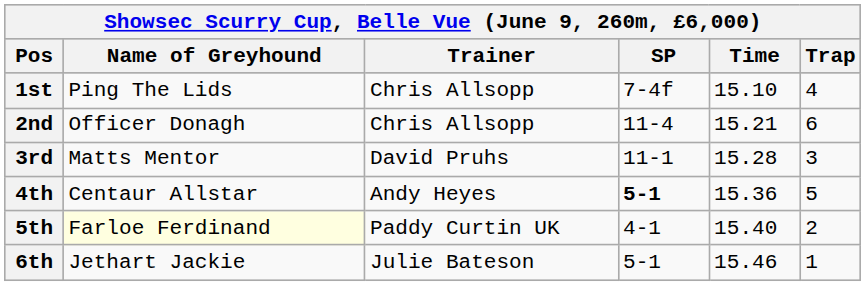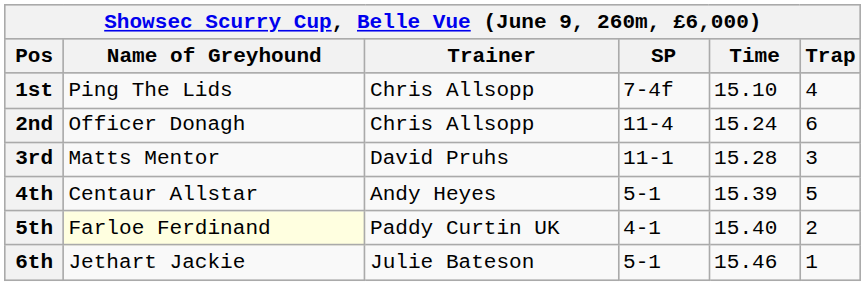(746, 125) 15.21 -> (746, 125) 15.24
(642, 194) bold -> (642, 194) normal
(746, 194) 15.36 -> (746, 194) 15.39
